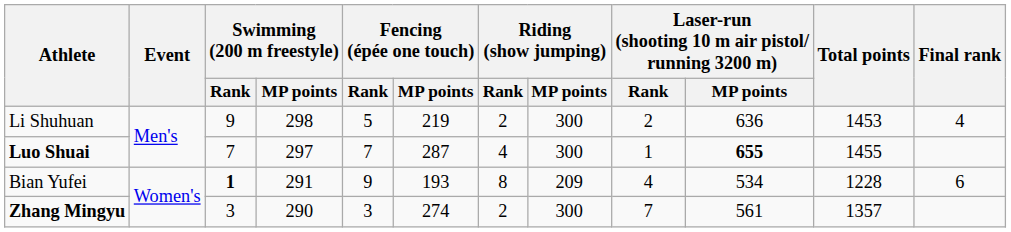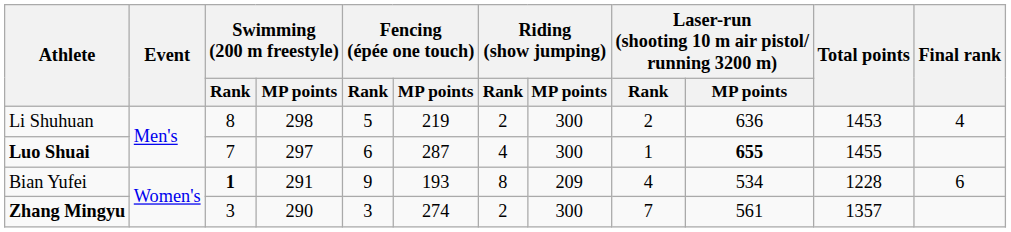(230, 121) 9 -> (230, 121) 8
(368, 152) 7 -> (368, 152) 6
